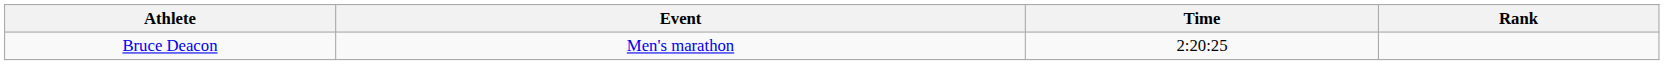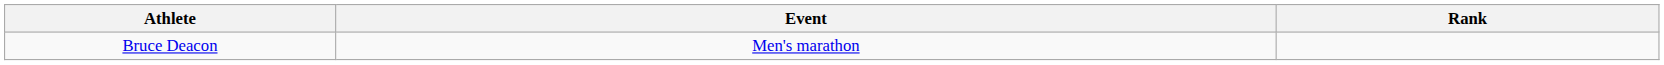- column: (1202, 18)
